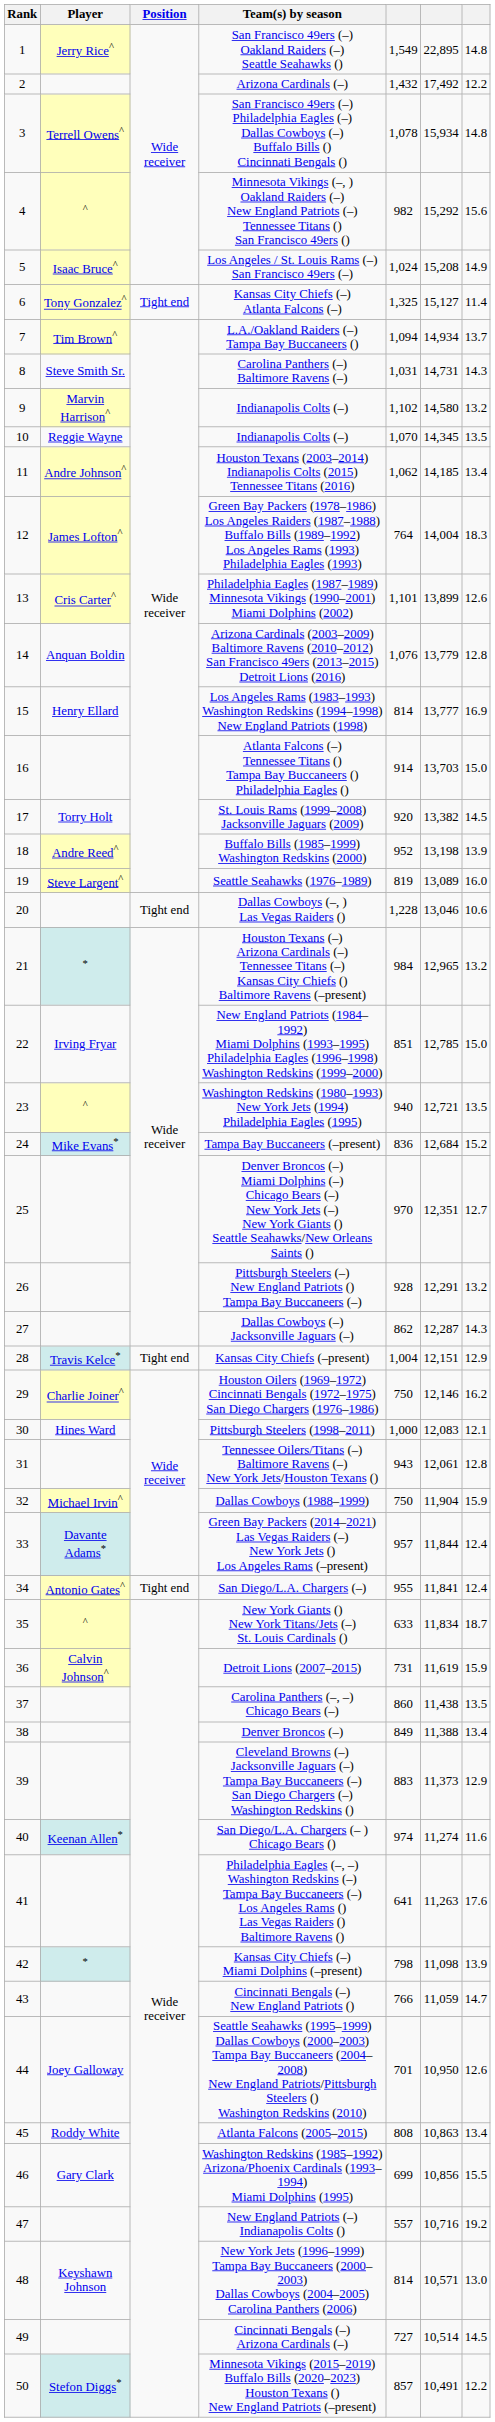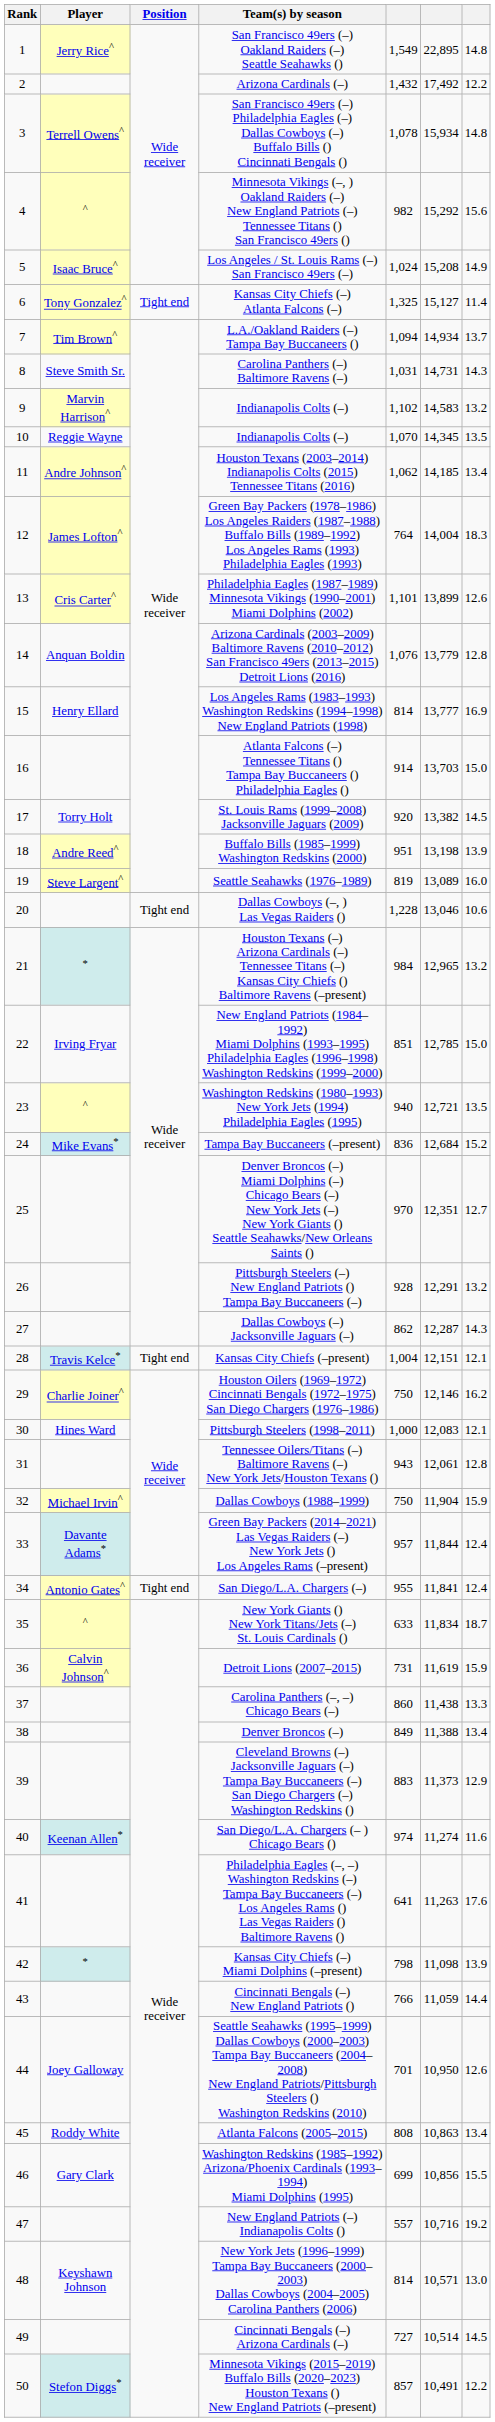(441, 407) 14,580 -> (441, 407) 14,583
(403, 851) 952 -> (403, 851) 951
(476, 1358) 12.9 -> (476, 1358) 12.1
(476, 1704) 13.5 -> (476, 1704) 13.3
(476, 1998) 14.7 -> (476, 1998) 14.4
